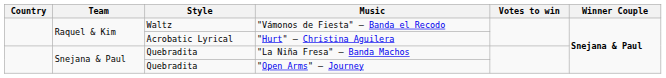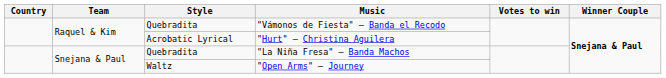(159, 25) Waltz -> (172, 25) Quebradita
(172, 66) Quebradita -> (159, 66) Waltz
